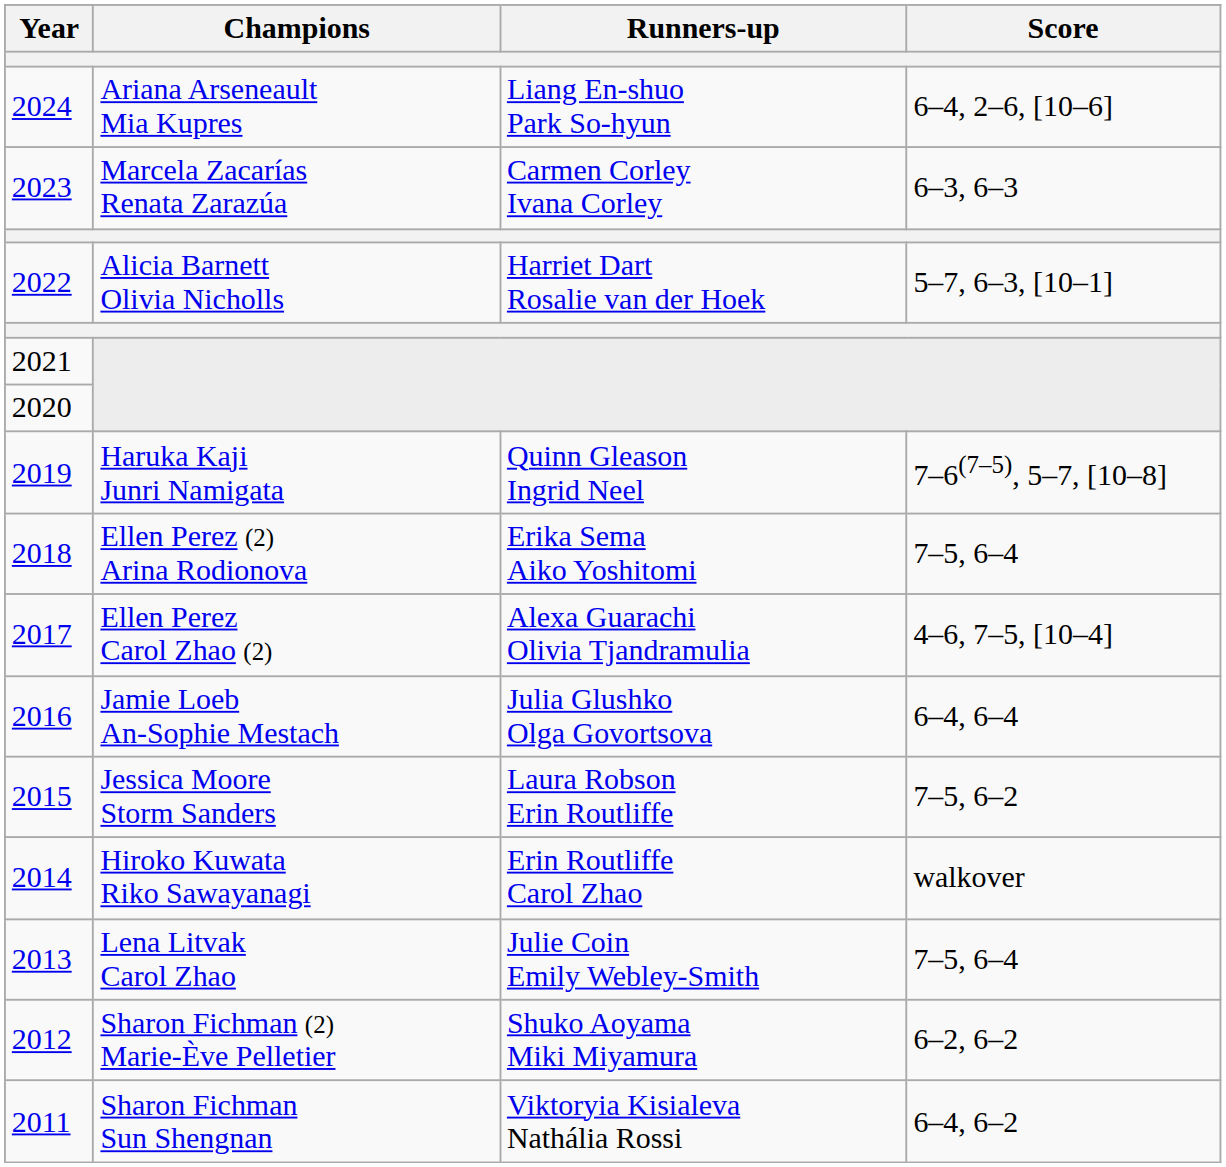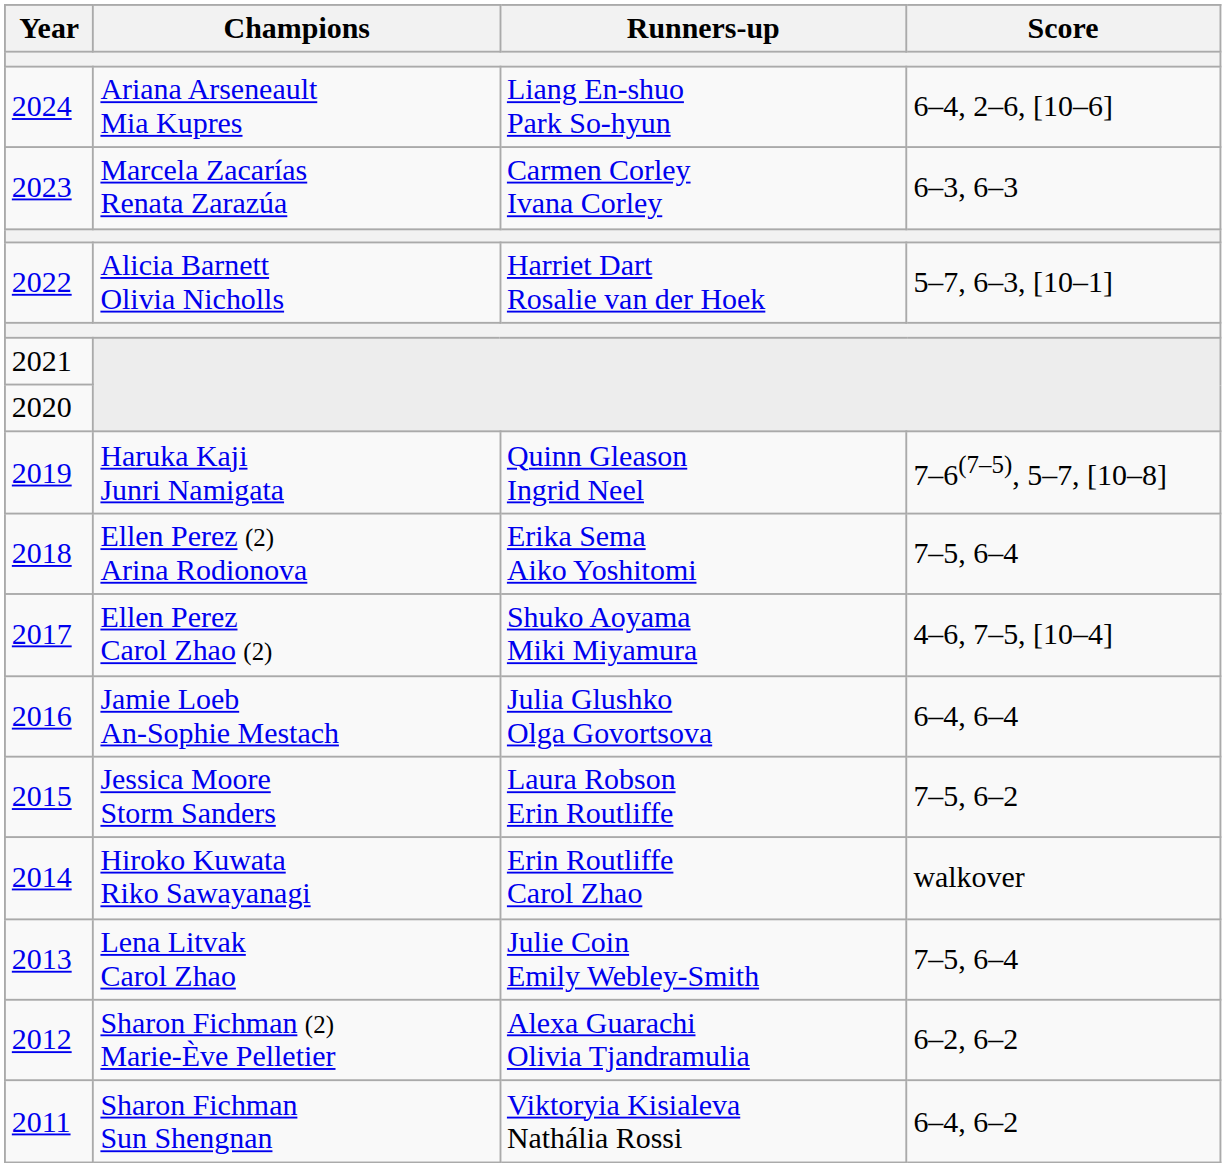(628, 634) Alexa Guarachi Olivia Tjandramulia -> (602, 634) Shuko Aoyama Miki Miyamura
(602, 1039) Shuko Aoyama Miki Miyamura -> (628, 1039) Alexa Guarachi Olivia Tjandramulia
